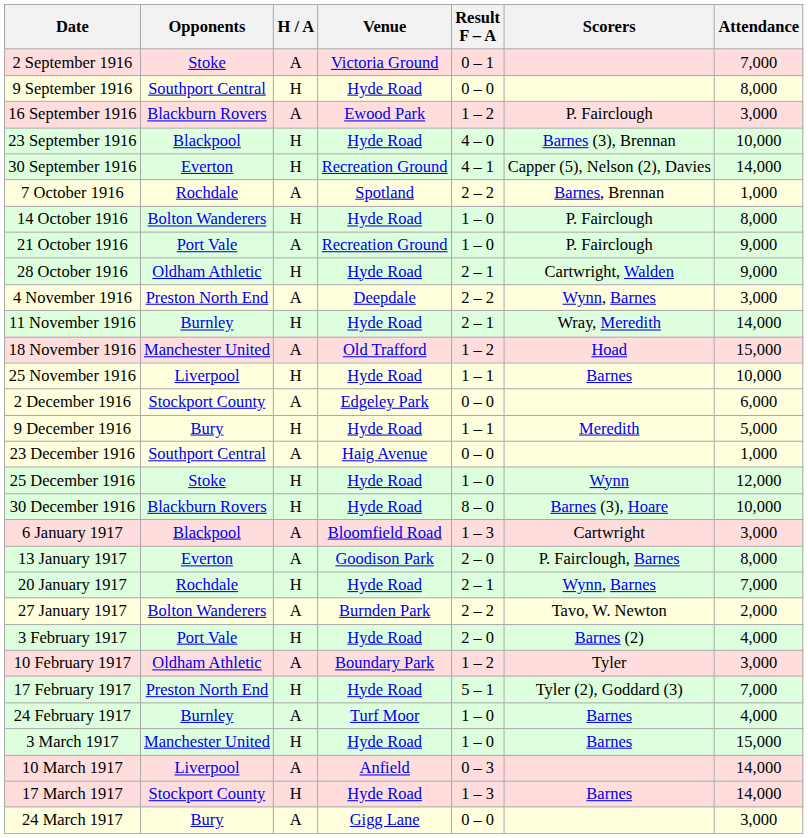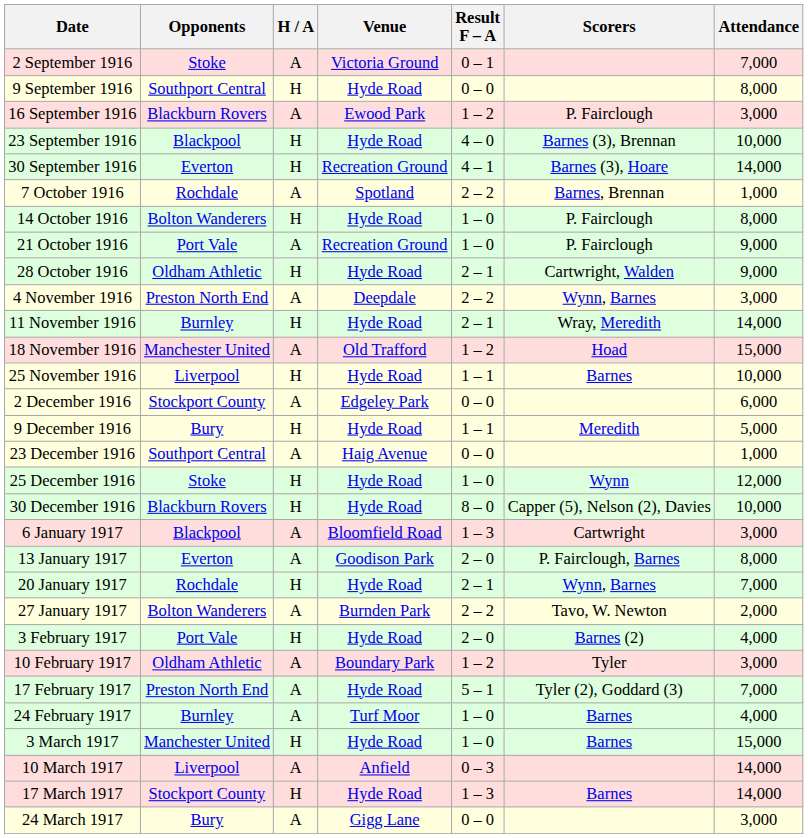(609, 166) Capper (5), Nelson (2), Davies -> (609, 166) Barnes (3), Hoare
(609, 506) Barnes (3), Hoare -> (609, 506) Capper (5), Nelson (2), Davies
(296, 689) H -> (296, 689) A
